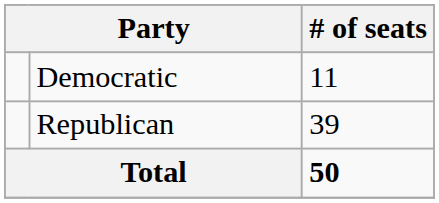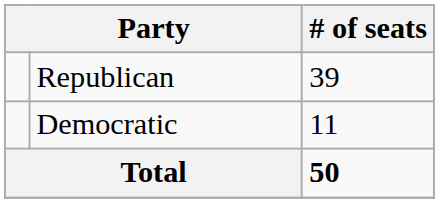rows swapped: (105, 124) <-> (107, 76)
